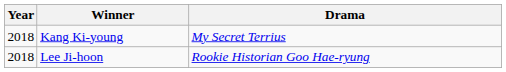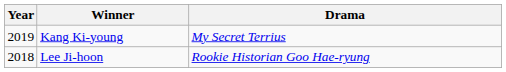(21, 36) 2018 -> (21, 36) 2019
